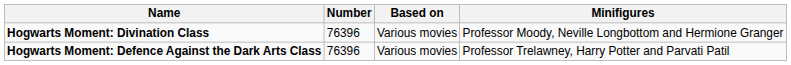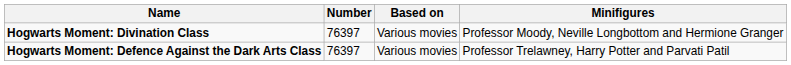(343, 32) 76396 -> (343, 32) 76397
(343, 51) 76396 -> (343, 51) 76397
